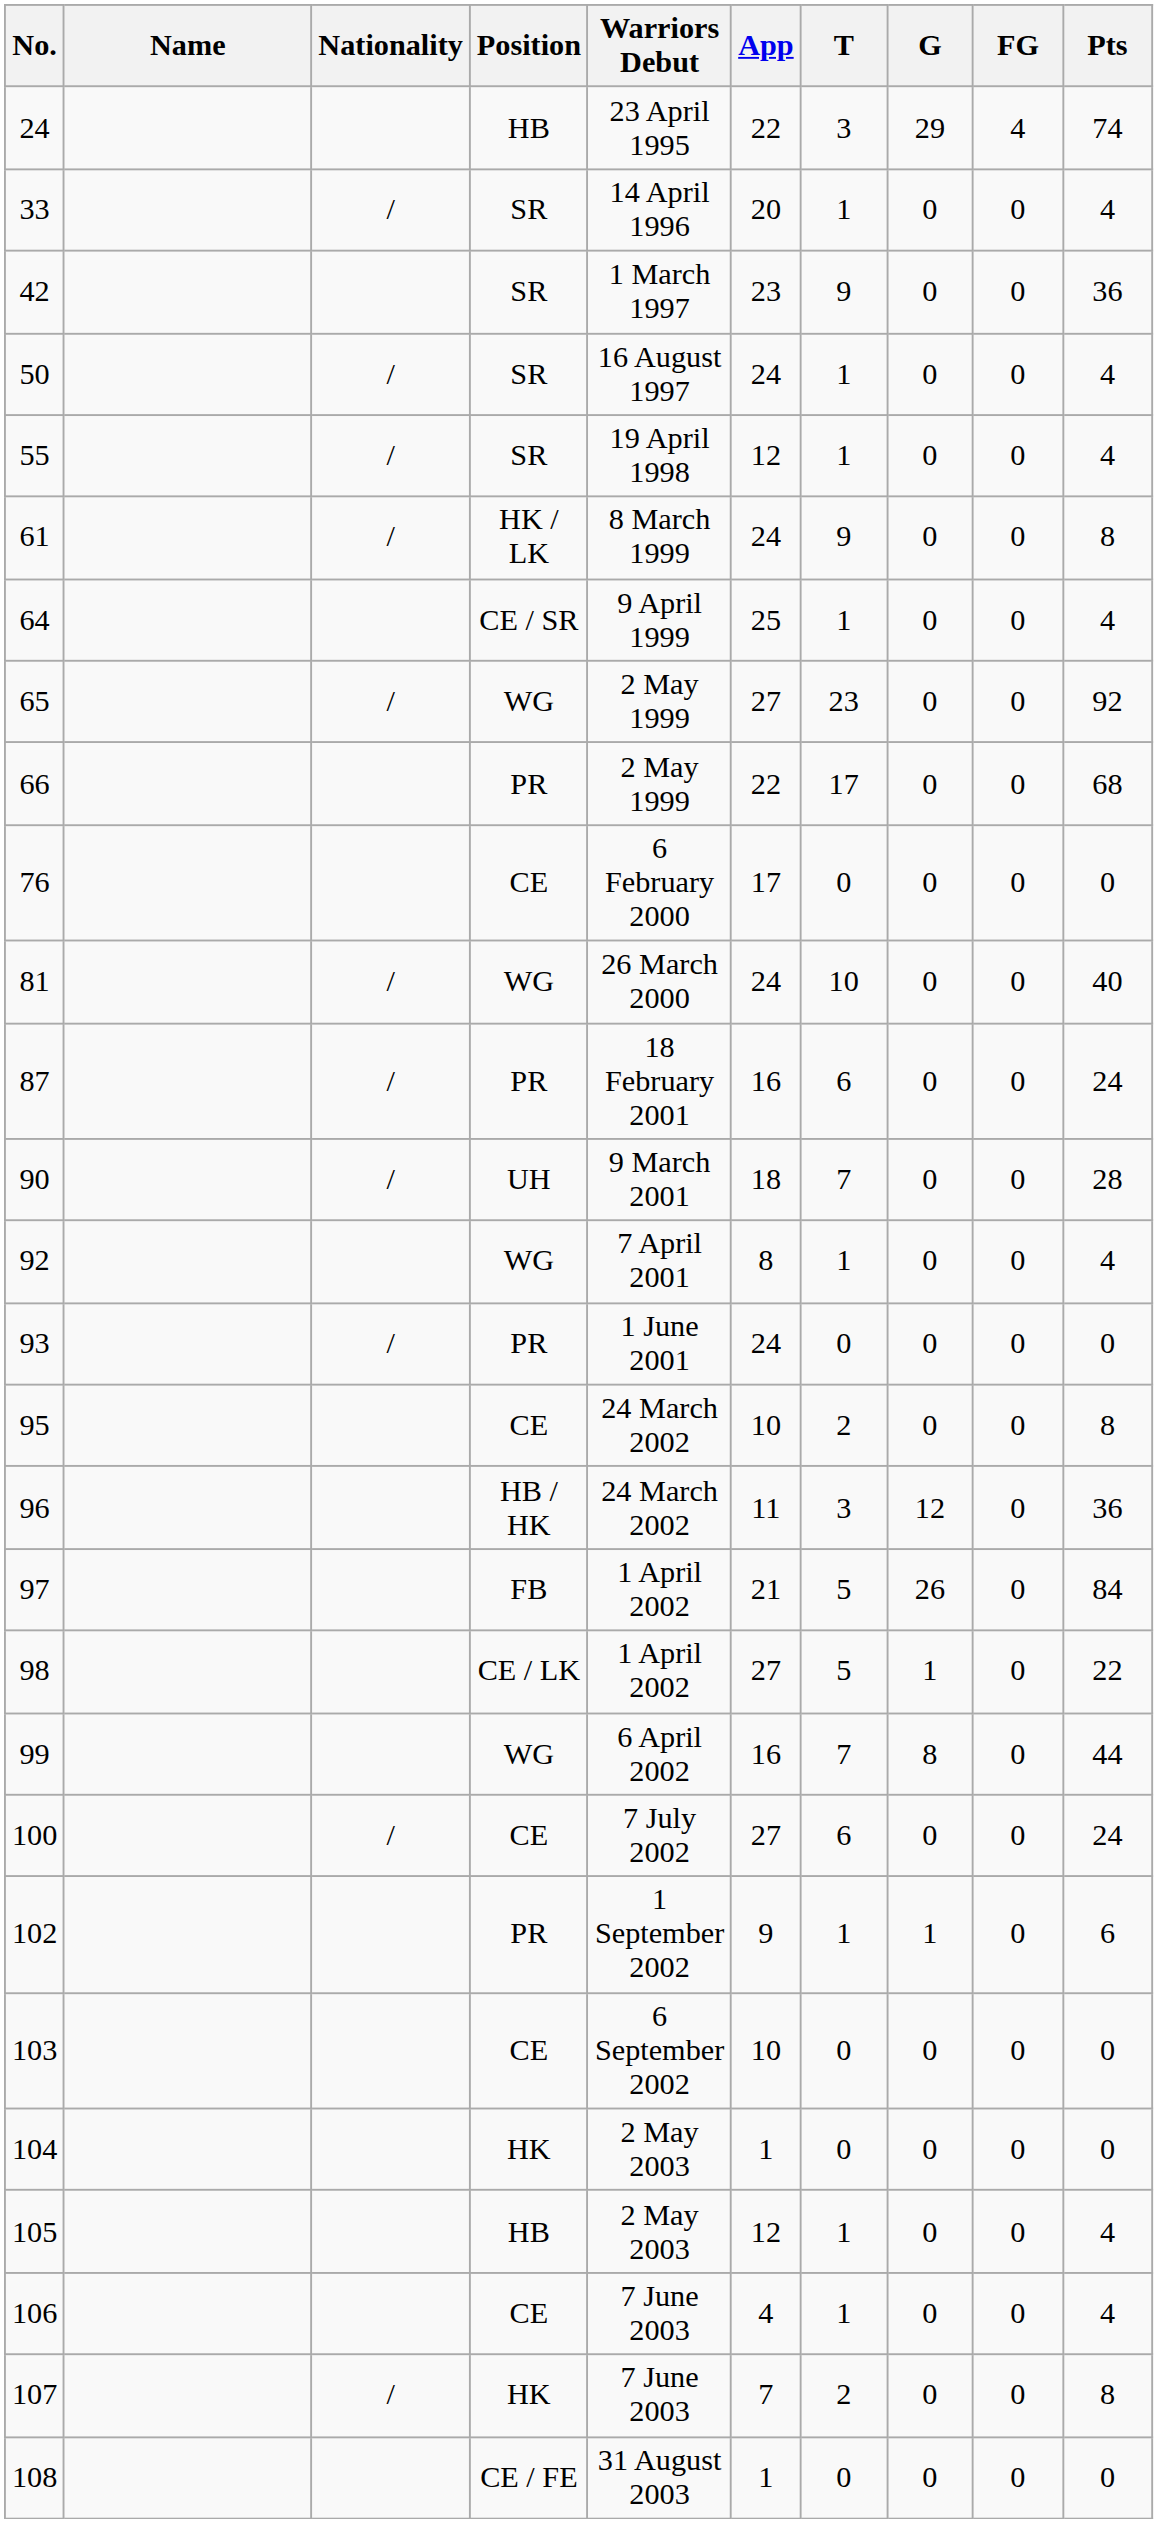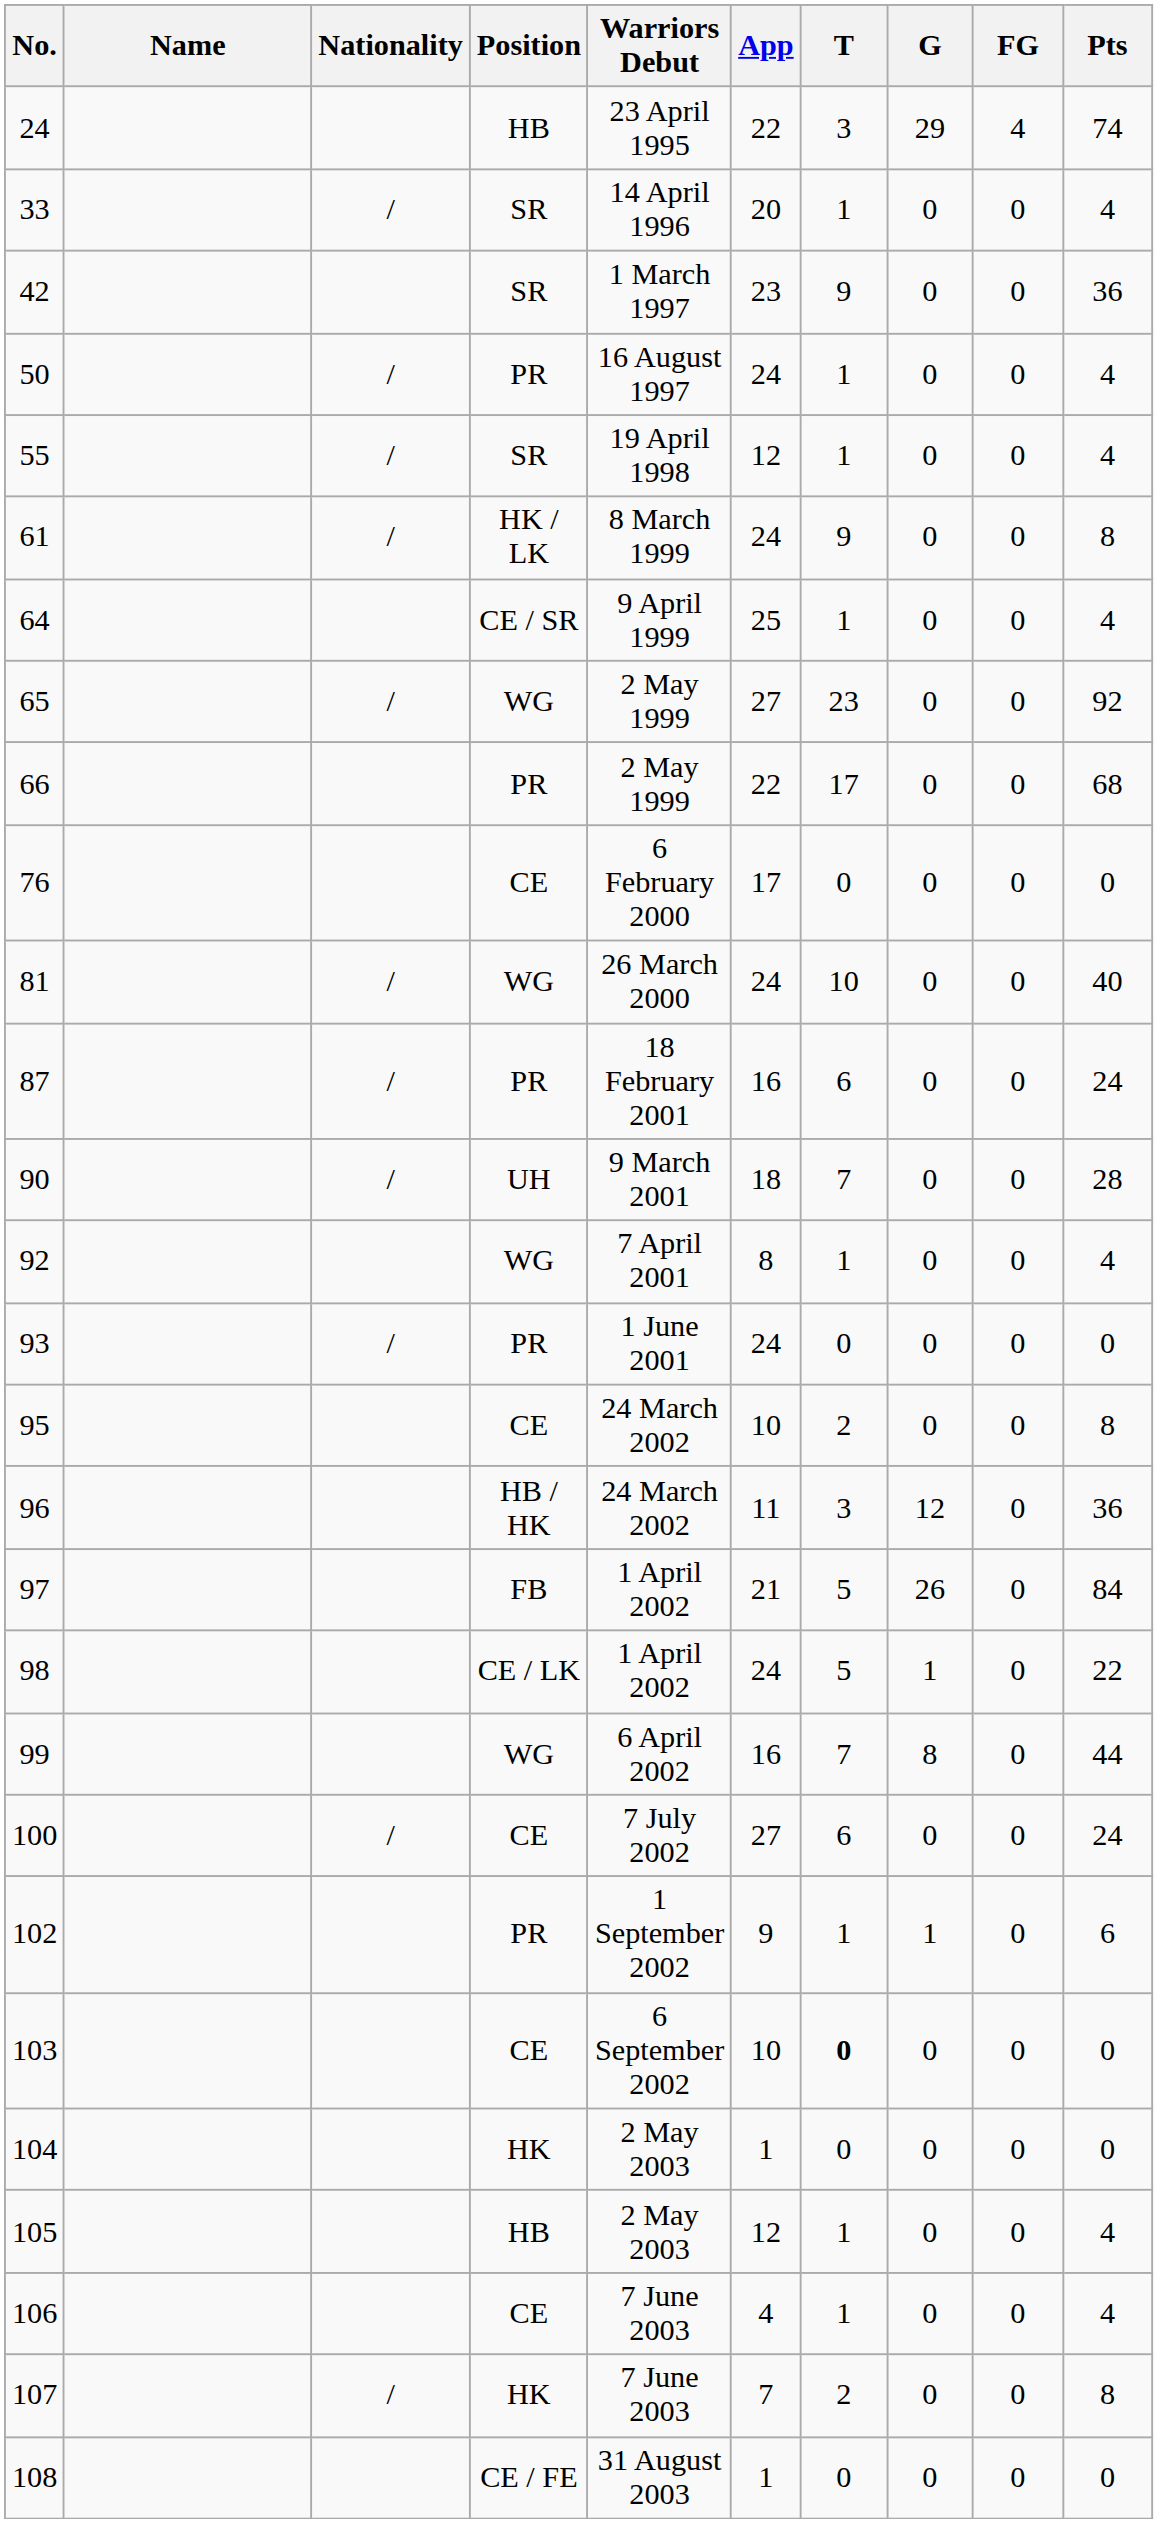(529, 373) SR -> (529, 373) PR
(766, 1671) 27 -> (766, 1671) 24
(844, 2050) normal -> (844, 2050) bold
